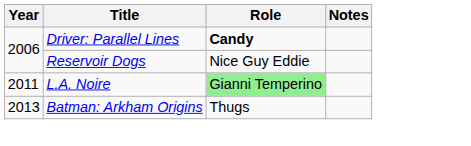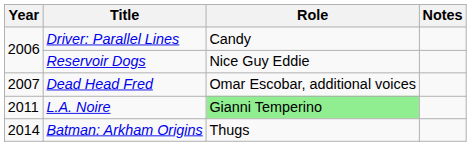(231, 38) bold -> (230, 38) normal
+ row: (100, 84)
(24, 107) 2013 -> (24, 130) 2014
